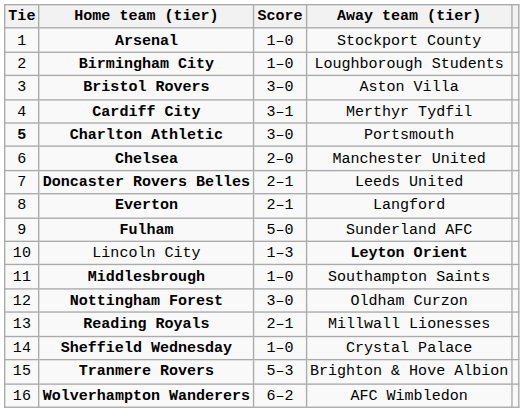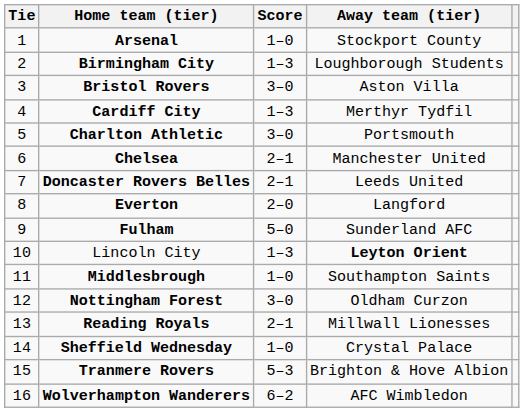(280, 64) 1–0 -> (280, 64) 1–3
(280, 111) 3–1 -> (280, 111) 1–3
(22, 135) bold -> (22, 135) normal
(280, 159) 2–0 -> (280, 159) 2–1
(280, 206) 2–1 -> (280, 206) 2–0
